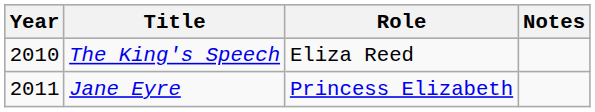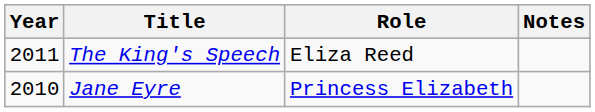(35, 55) 2010 -> (35, 55) 2011
(35, 89) 2011 -> (35, 89) 2010
